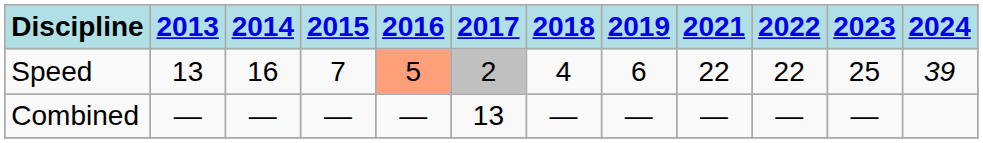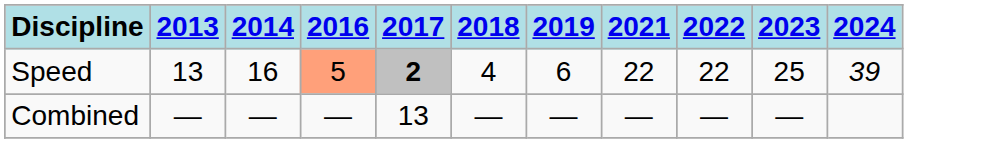- column: (338, 26)
(488, 71) normal -> (413, 71) bold
